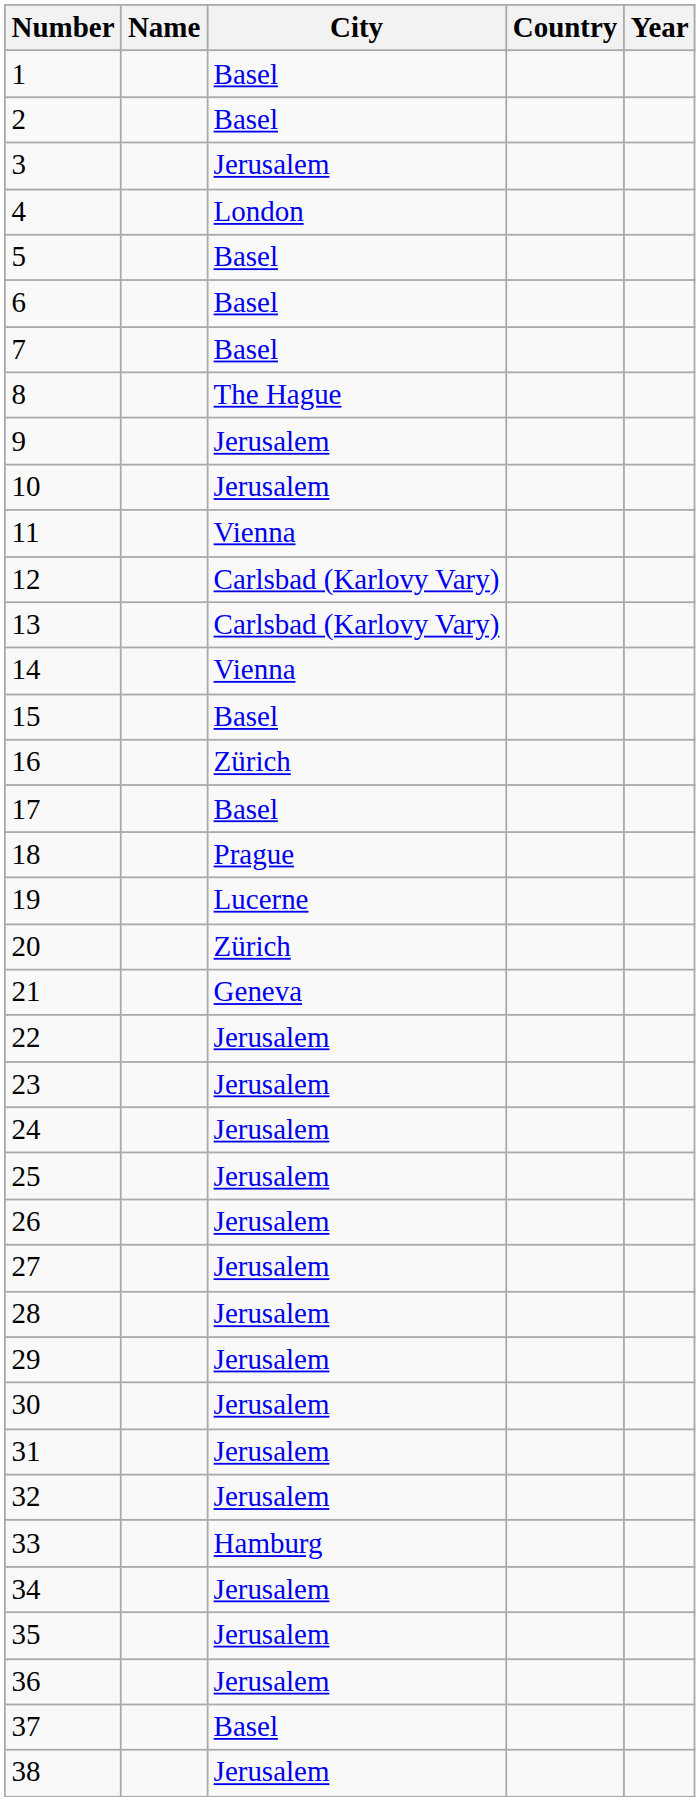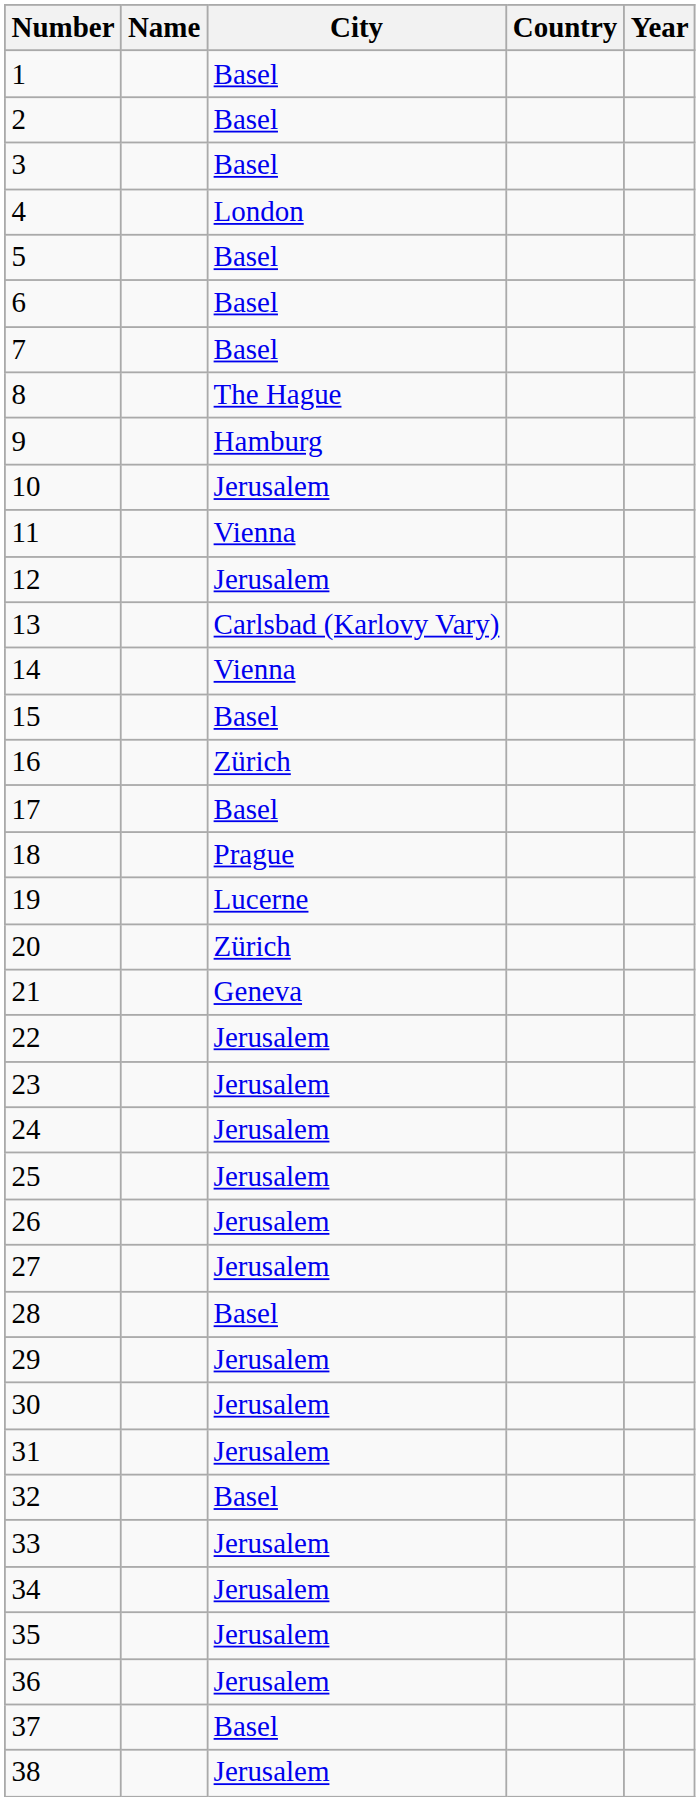(272, 165) Jerusalem -> (246, 165) Basel
(272, 440) Jerusalem -> (268, 440) Hamburg
(357, 578) Carlsbad (Karlovy Vary) -> (272, 578) Jerusalem
(272, 1313) Jerusalem -> (246, 1313) Basel
(272, 1497) Jerusalem -> (246, 1497) Basel
(268, 1543) Hamburg -> (272, 1543) Jerusalem
